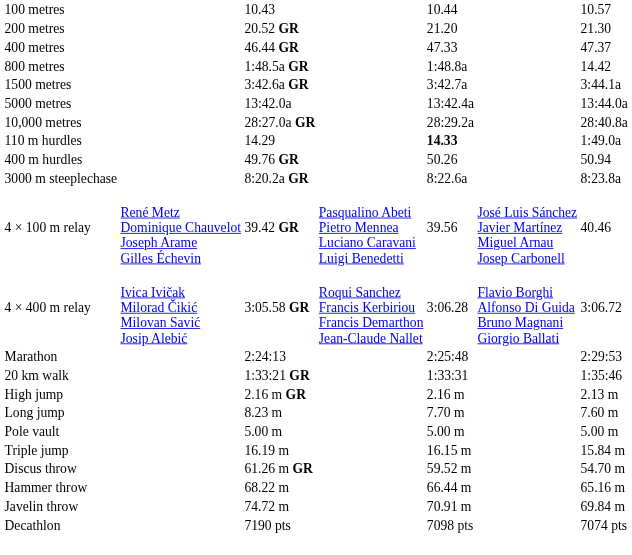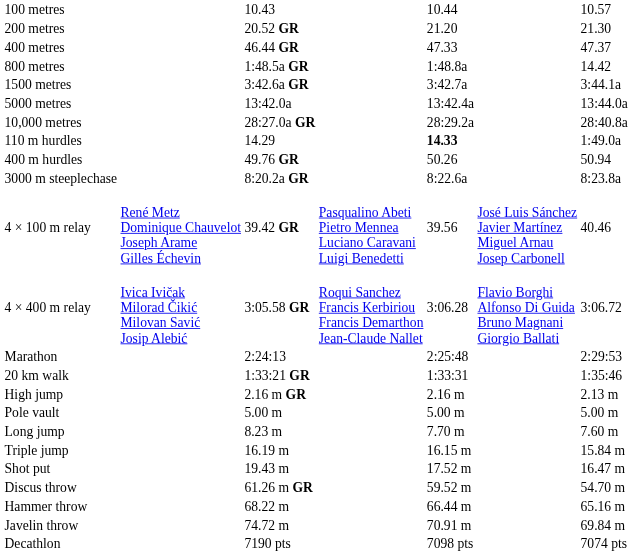rows swapped: (32, 431) <-> (35, 413)
+ row: (27, 469)
